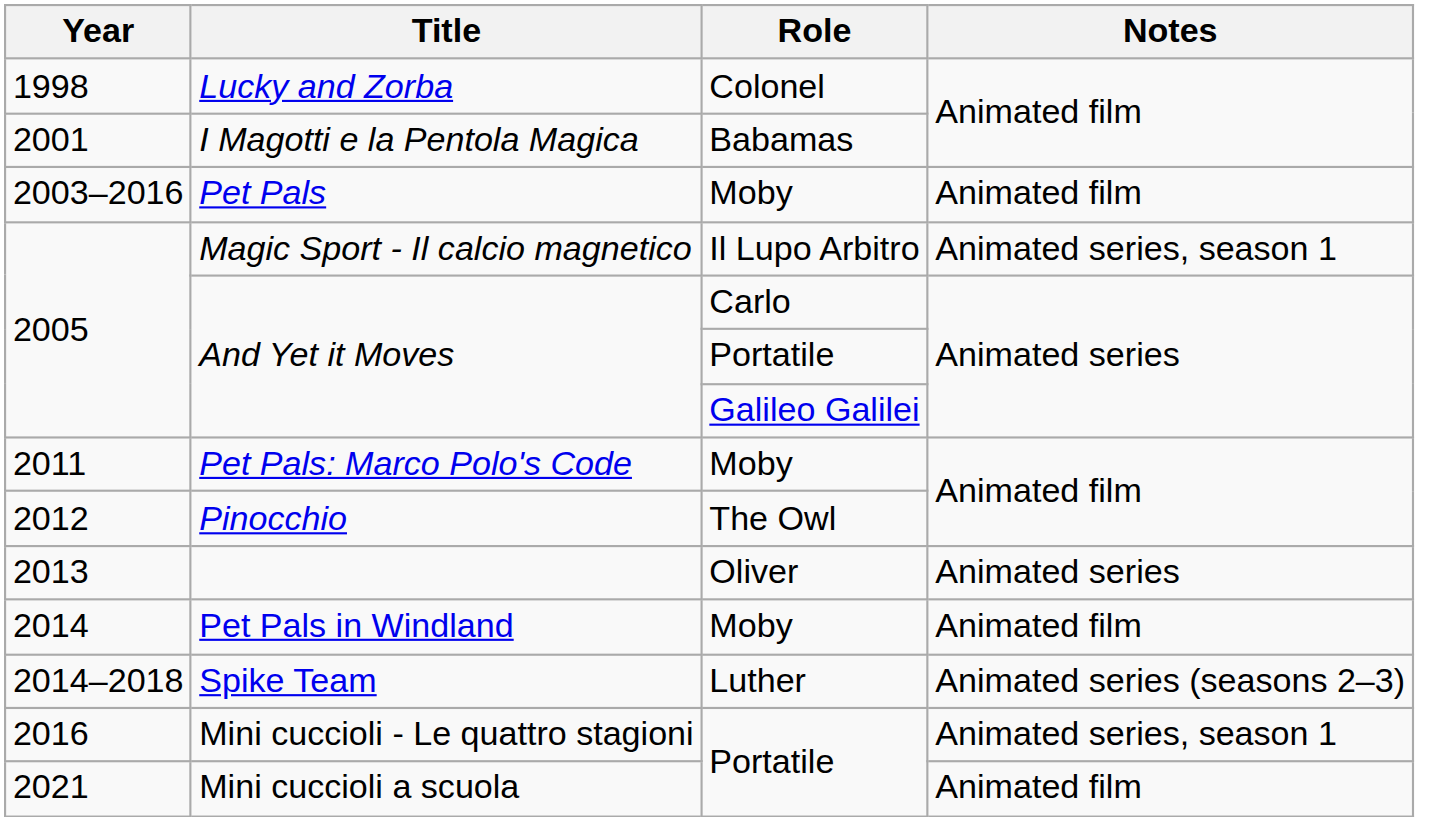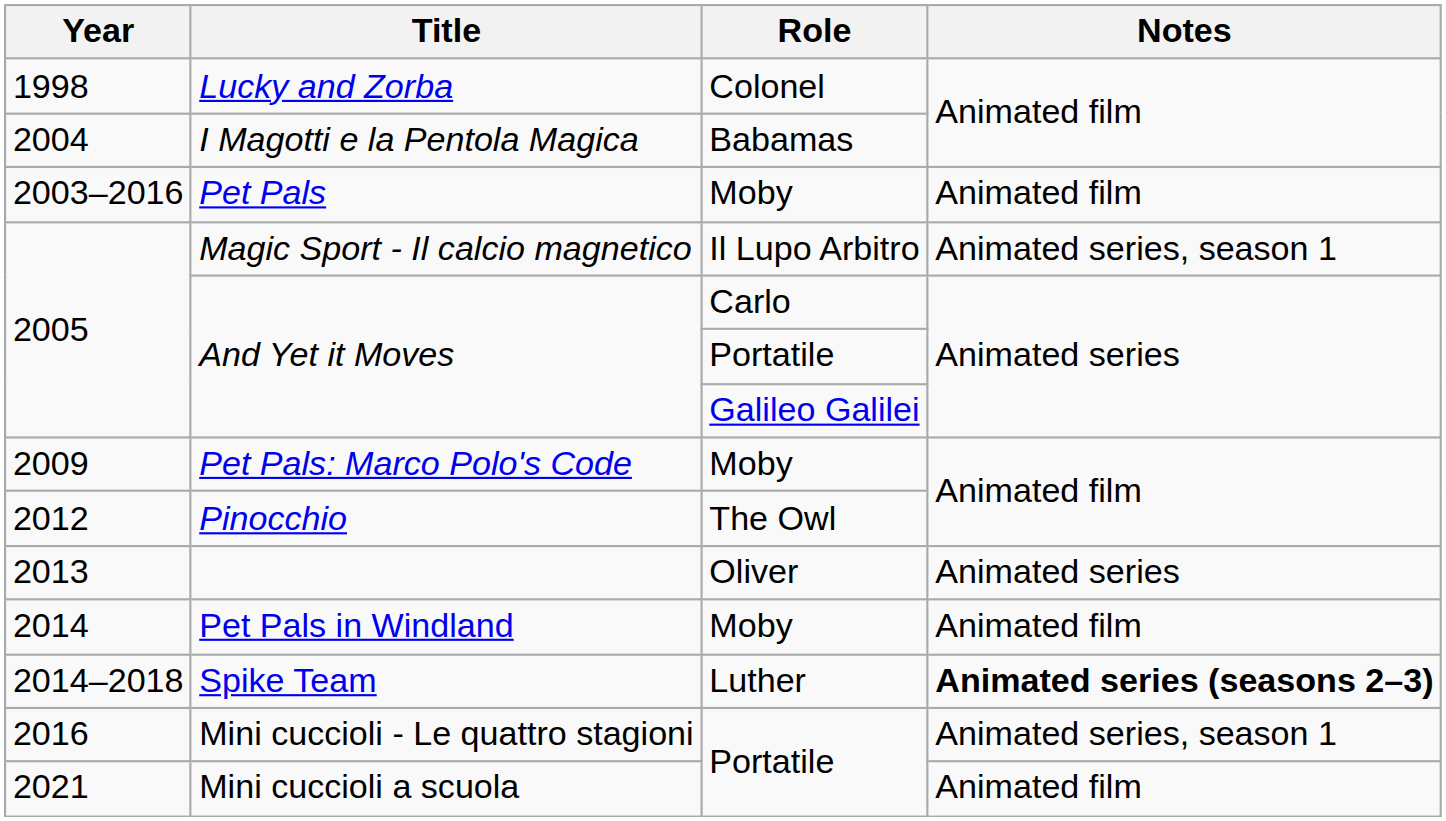(51, 139) 2001 -> (51, 139) 2004
(50, 463) 2011 -> (51, 463) 2009
(1170, 680) normal -> (1184, 680) bold
